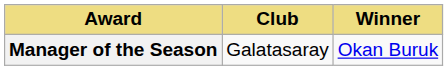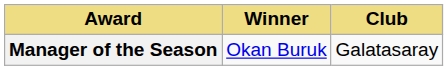columns swapped: (388, 19) <-> (278, 19)
